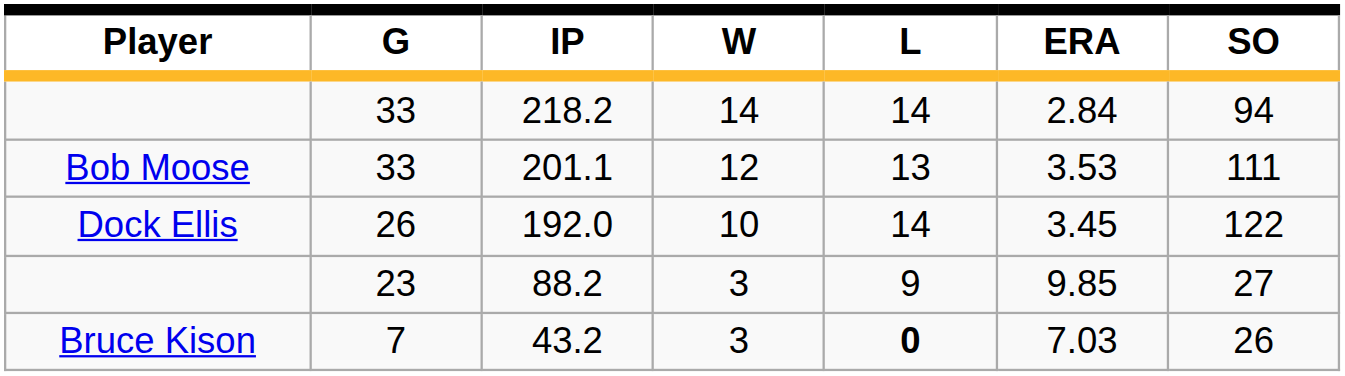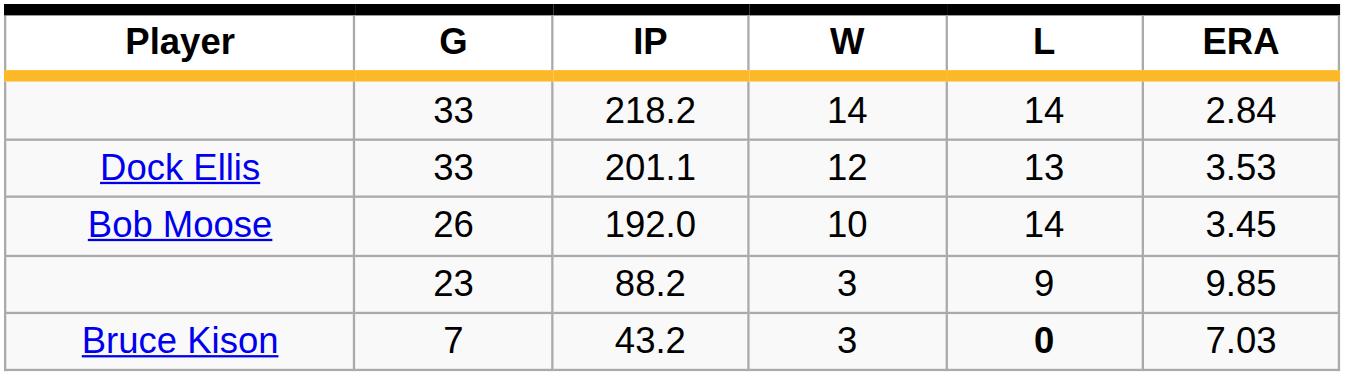- column: (1254, 42)
(158, 167) Bob Moose -> (180, 167) Dock Ellis
(158, 225) Dock Ellis -> (180, 225) Bob Moose
